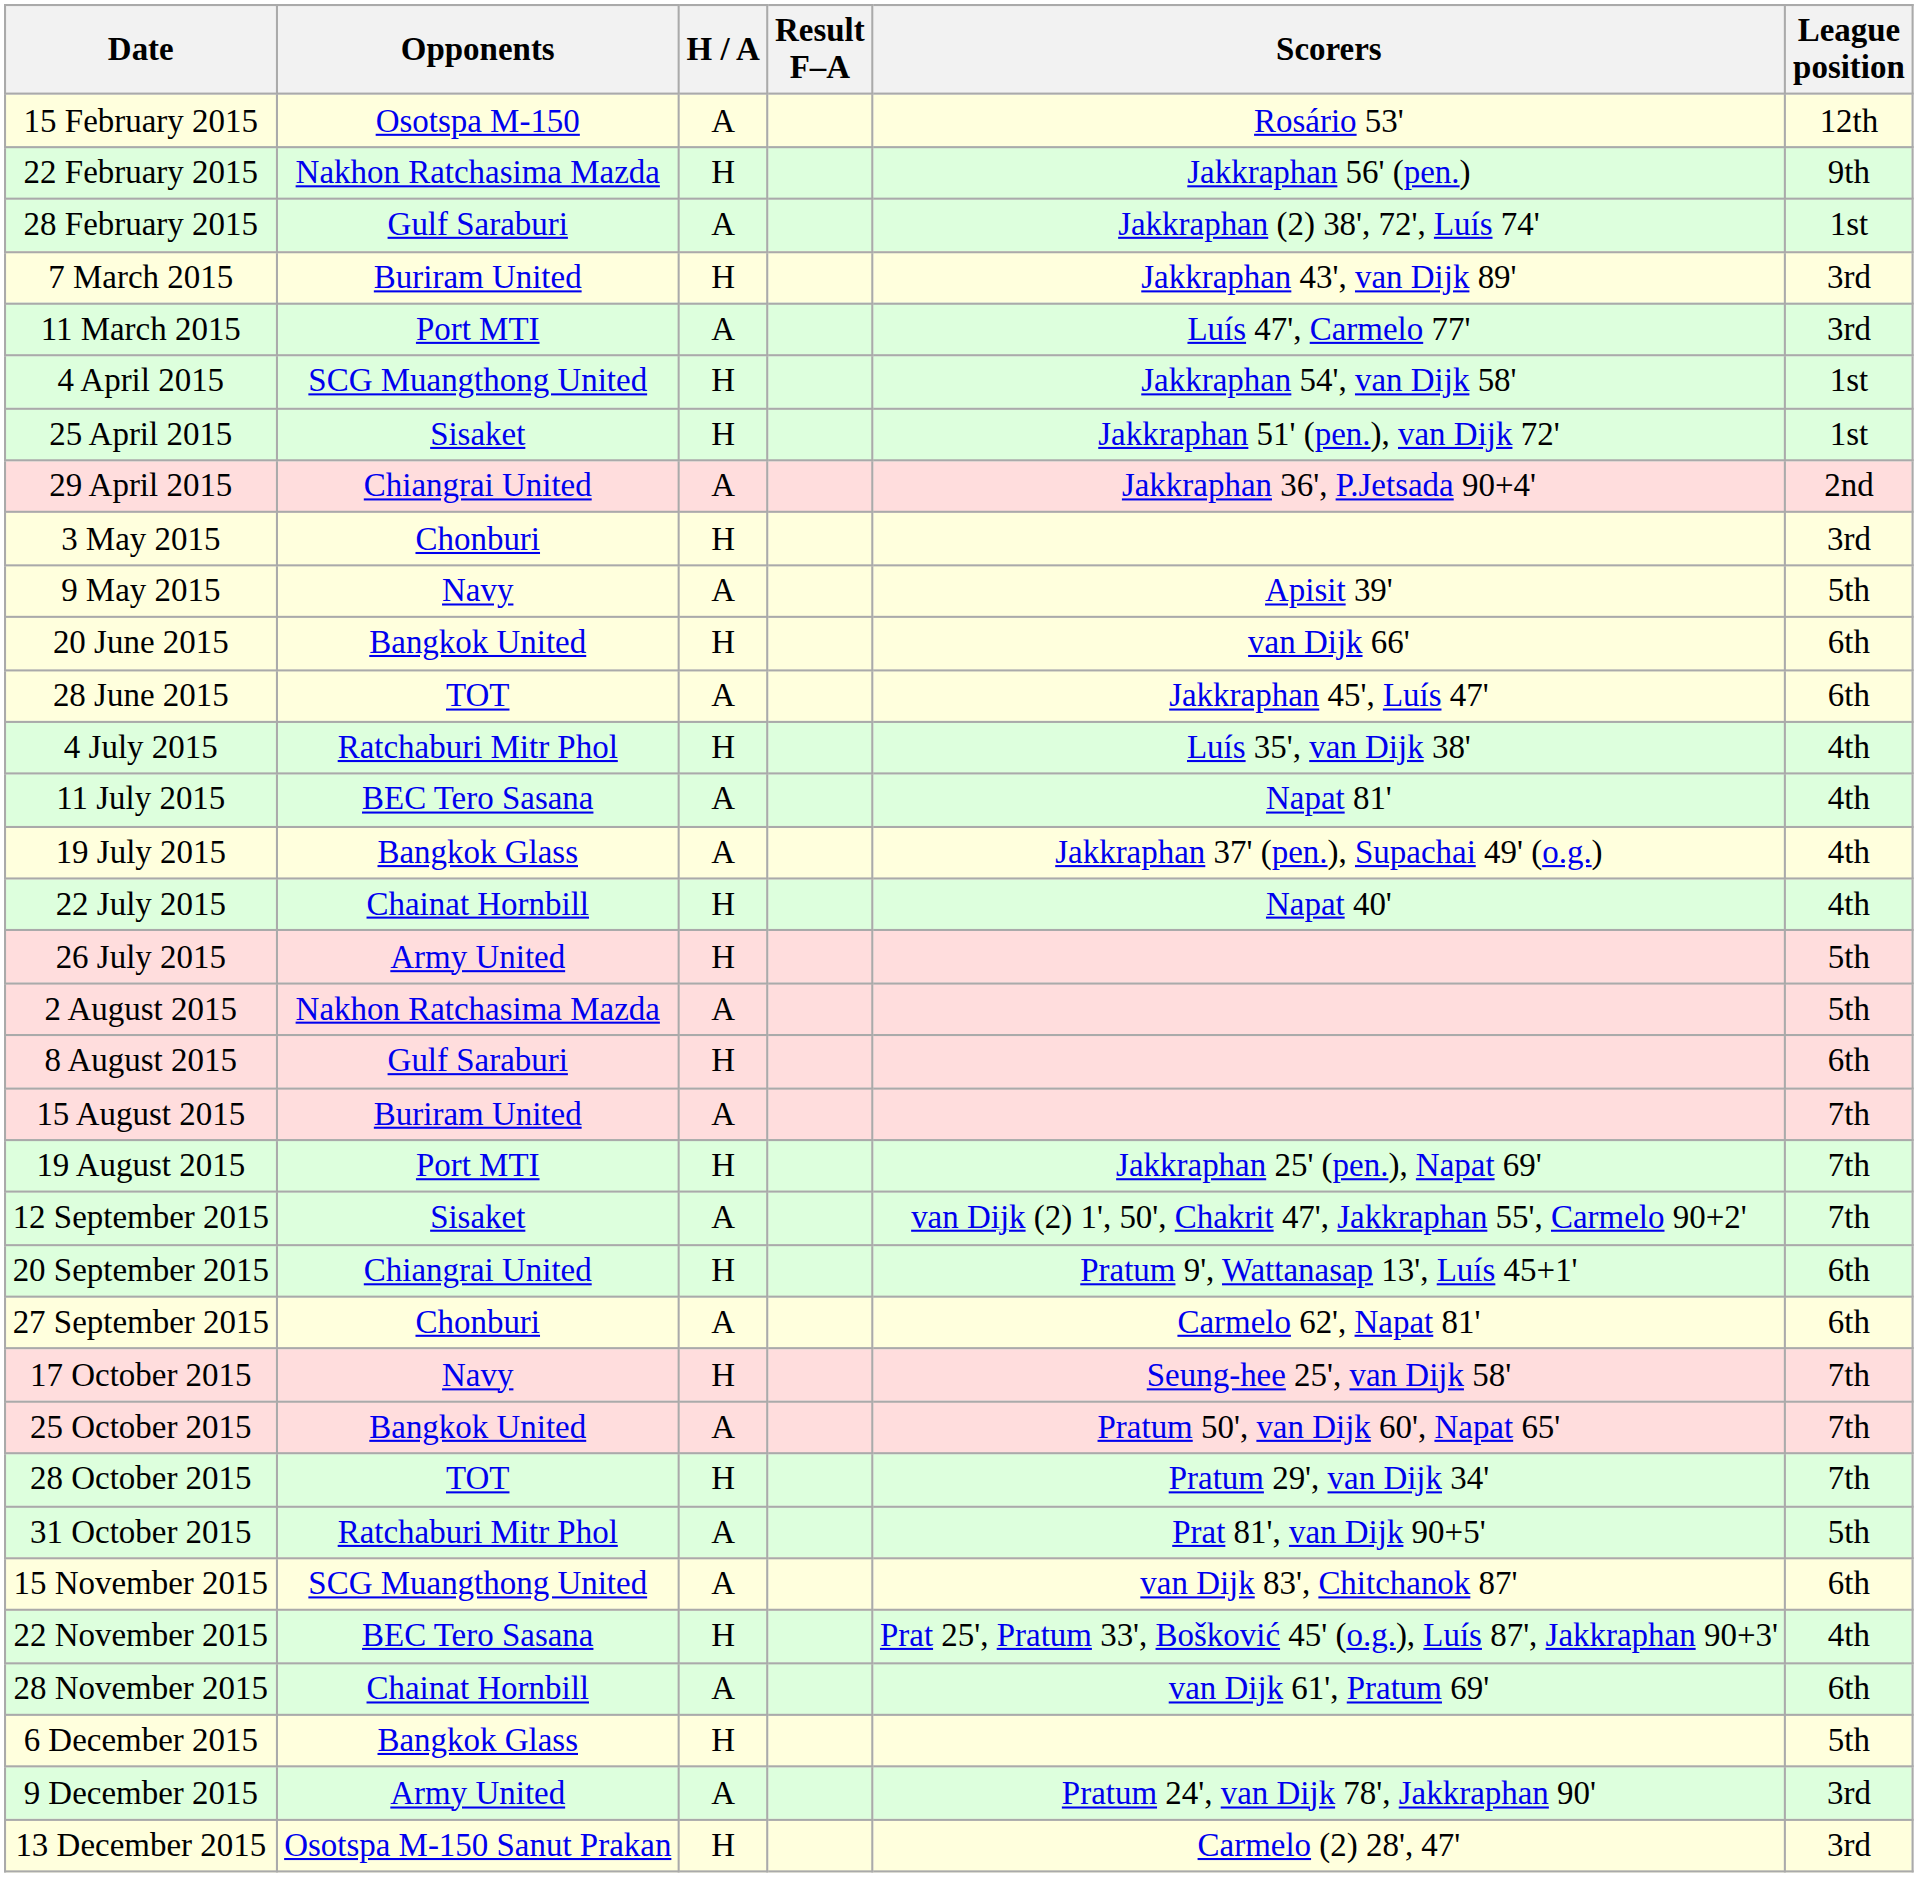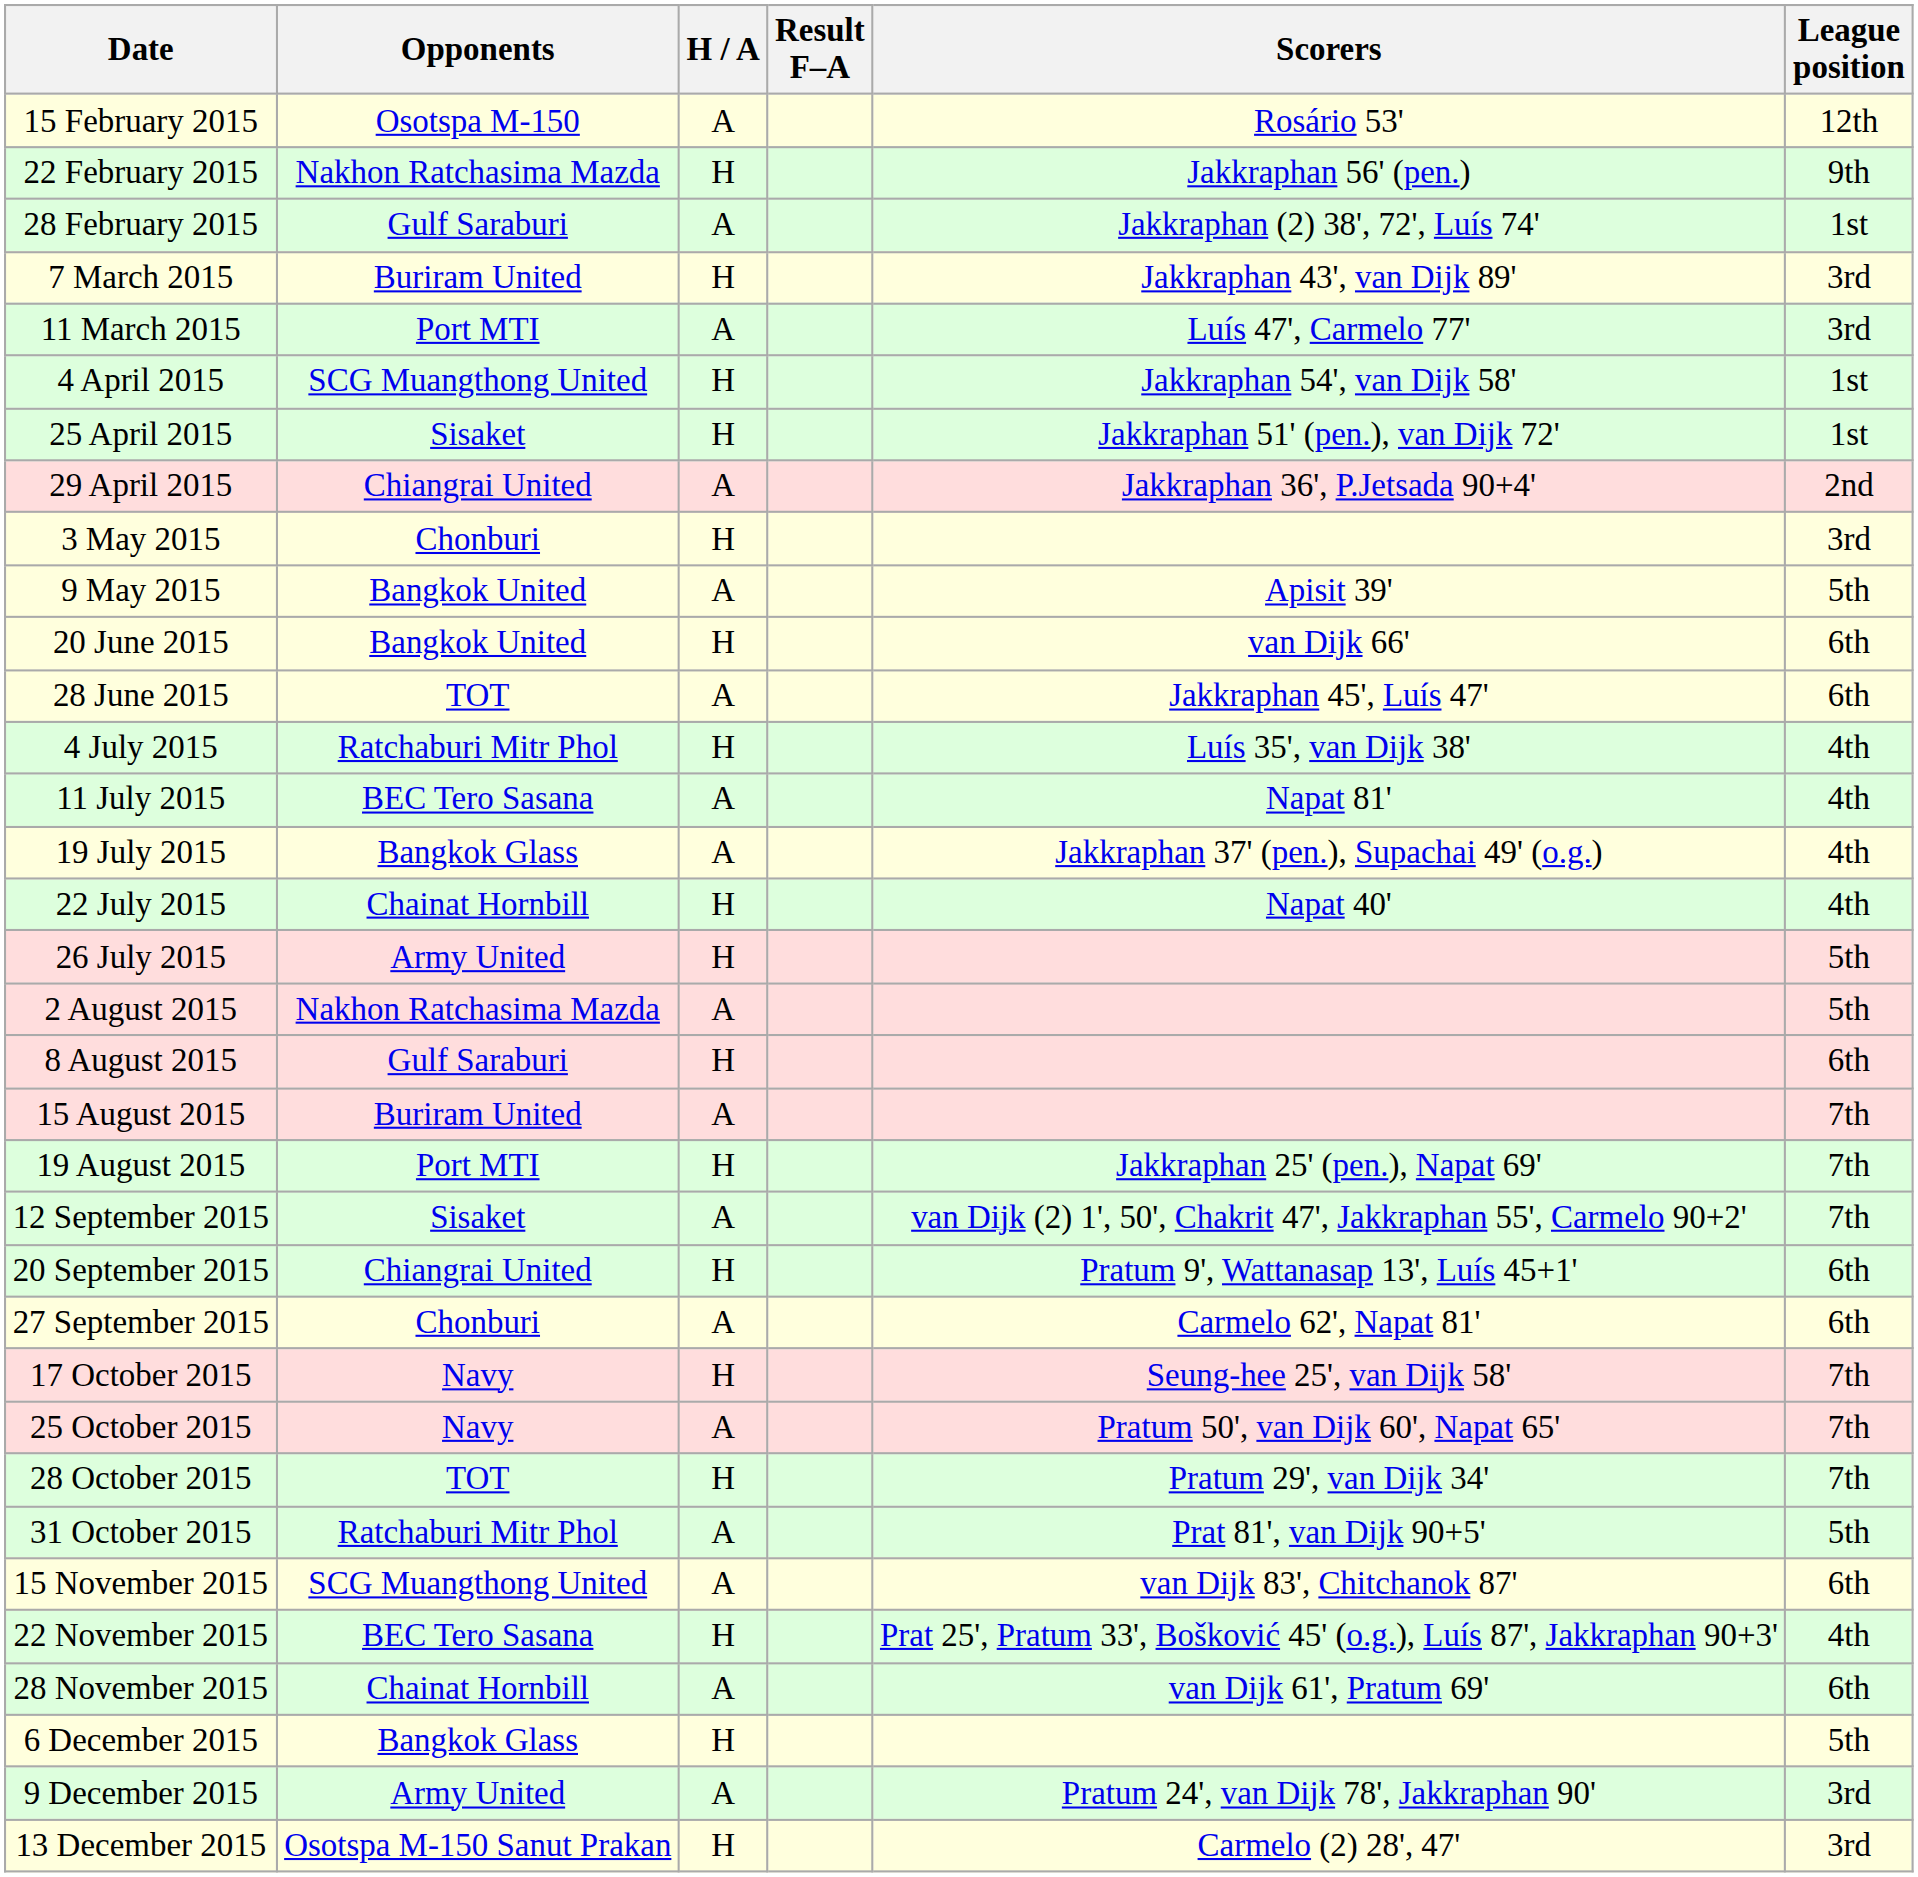(478, 590) Navy -> (478, 590) Bangkok United
(478, 1426) Bangkok United -> (478, 1426) Navy
